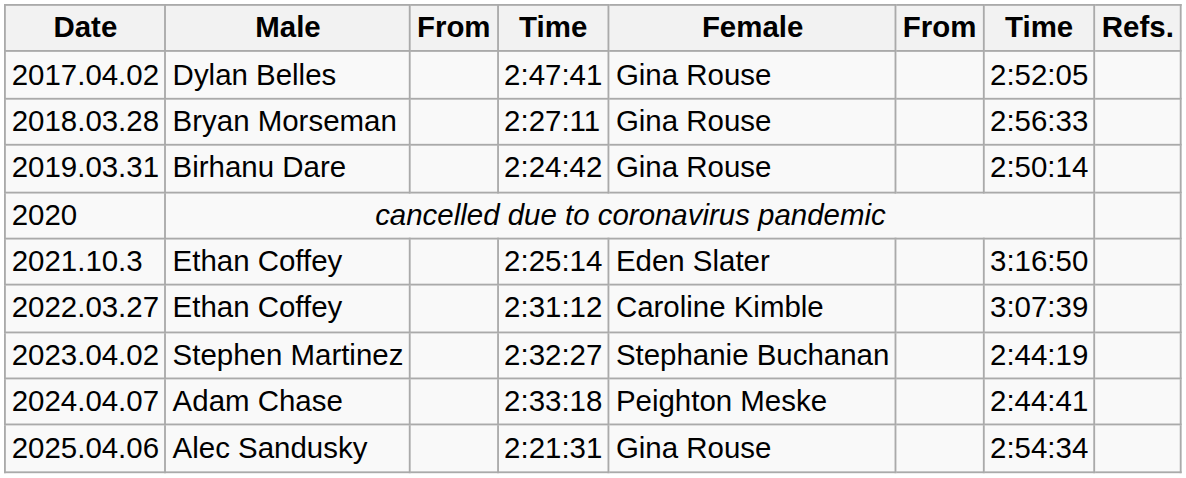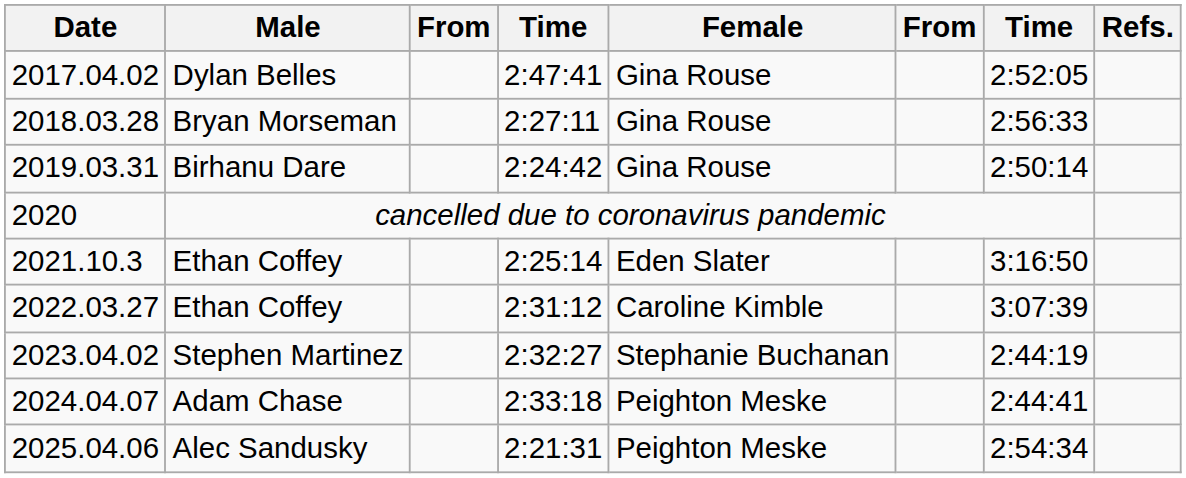(694, 448) Gina Rouse -> (721, 448) Peighton Meske
